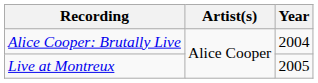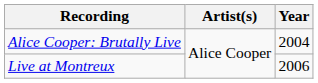(294, 66) 2005 -> (294, 66) 2006
